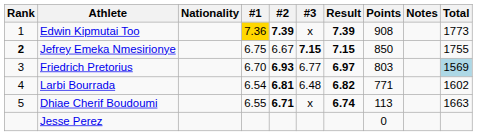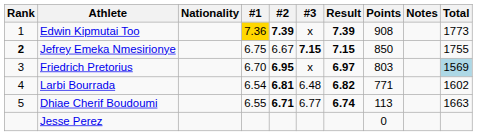(283, 67) 6.93 -> (283, 67) 6.95
(310, 67) 6.77 -> (310, 67) x
(310, 103) x -> (310, 103) 6.77
